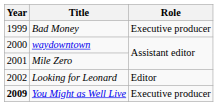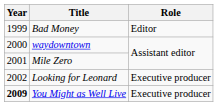(171, 28) Executive producer -> (144, 28) Editor
(144, 77) Editor -> (171, 77) Executive producer
